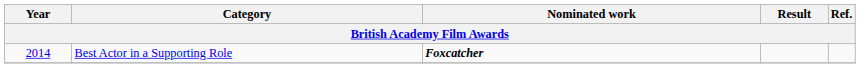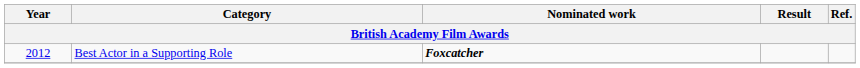(38, 53) 2014 -> (38, 53) 2012
